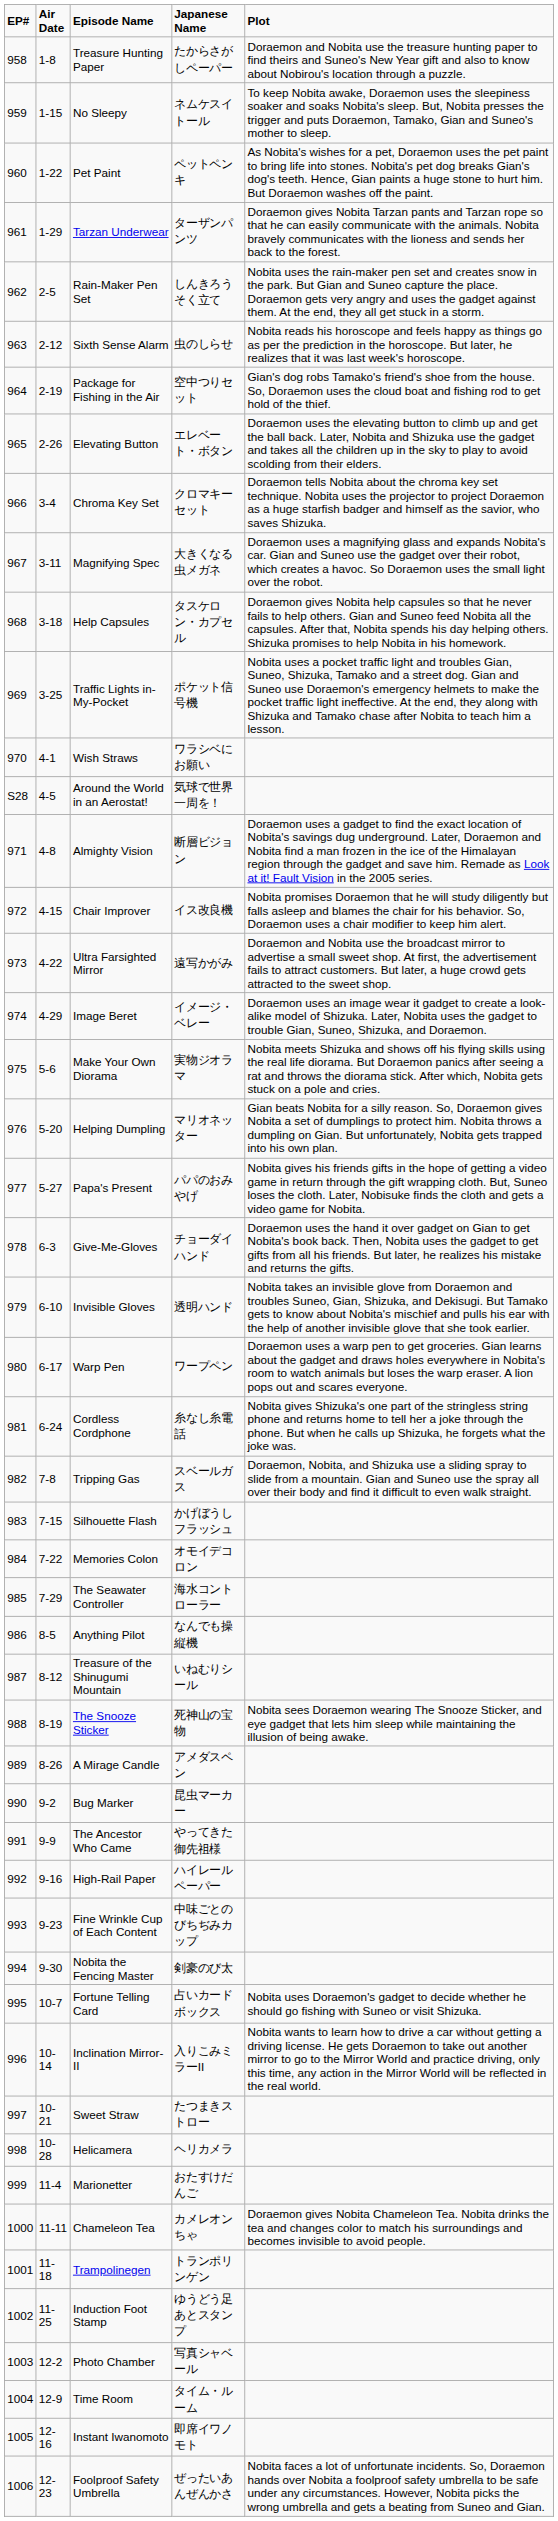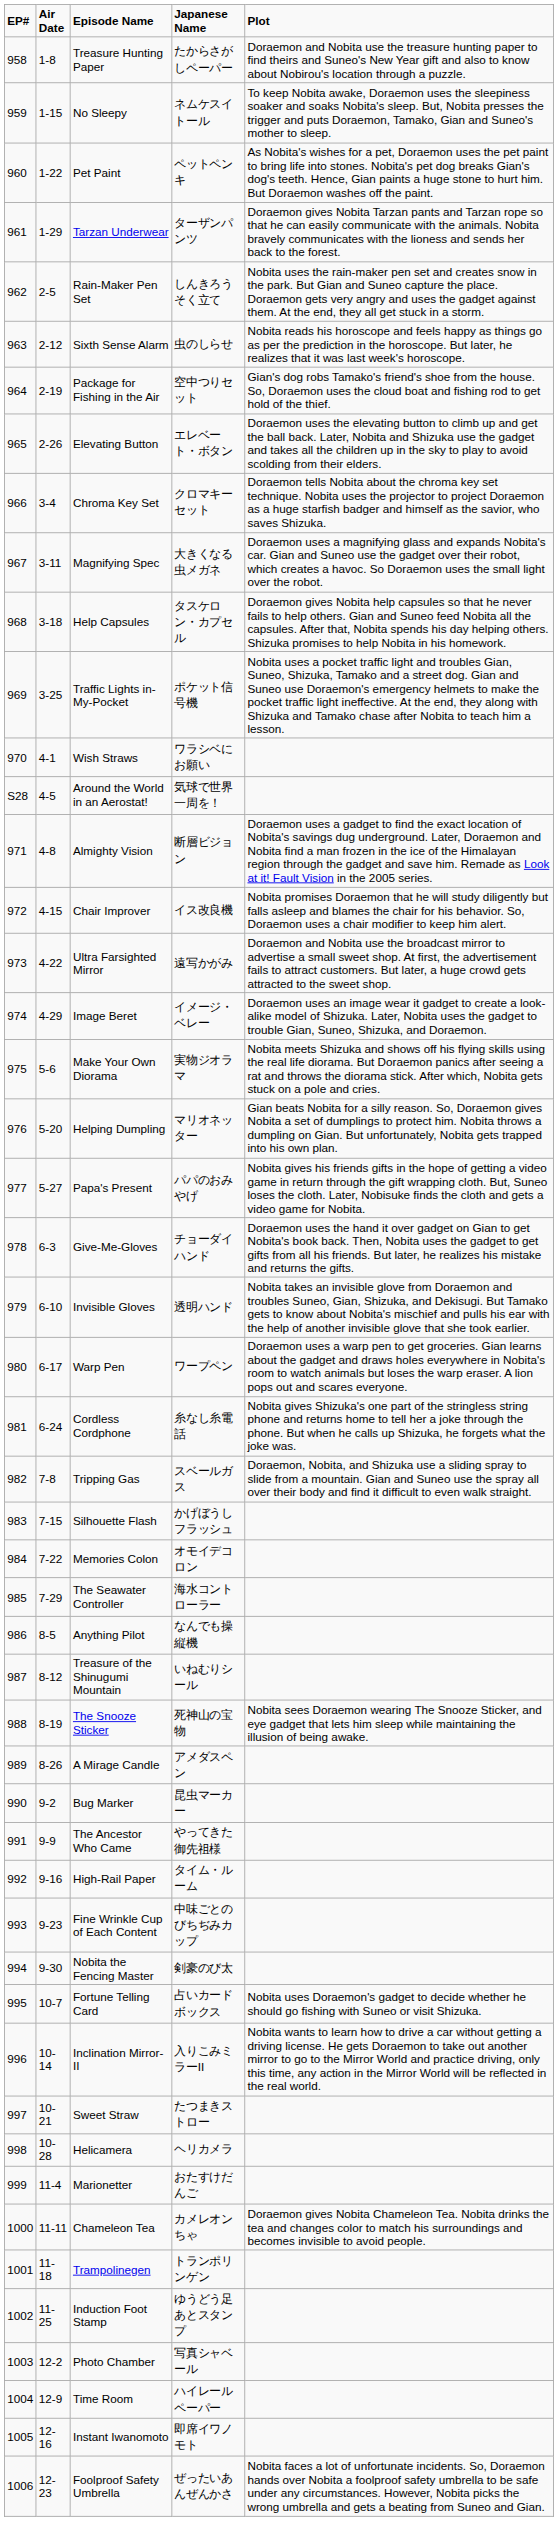(204, 1879) ハイレールペーパー -> (204, 1879) タイム・ルーム
(204, 2399) タイム・ルーム -> (204, 2399) ハイレールペーパー
